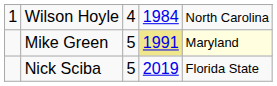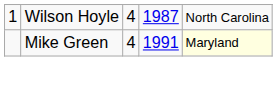(161, 17) 1984 -> (161, 17) 1987
(131, 42) 5 -> (131, 42) 4
(161, 42) khaki background -> (161, 42) no background
- row: (63, 68)
